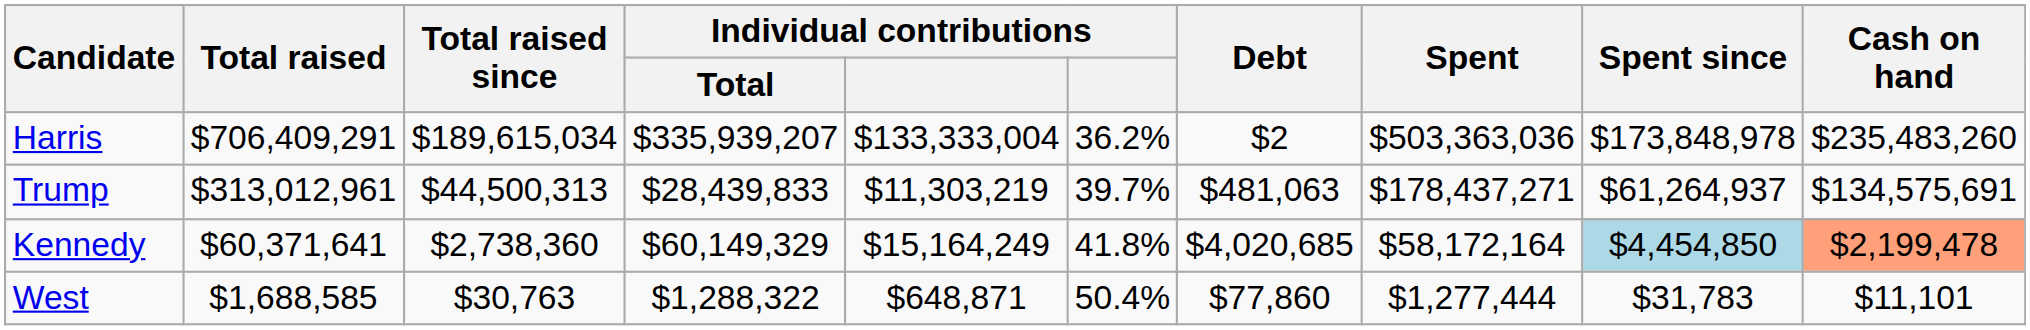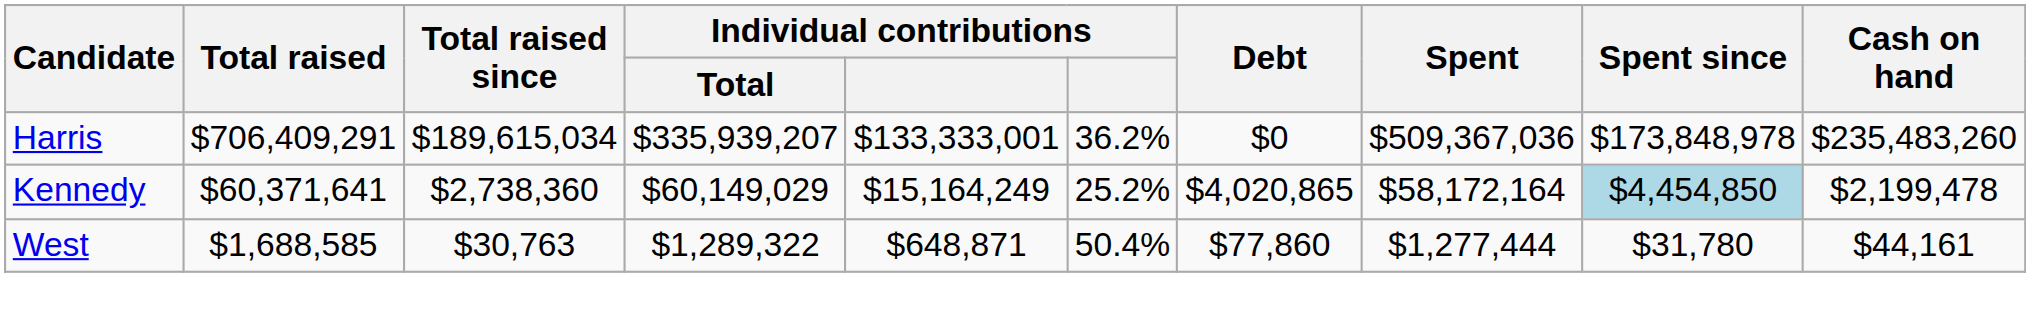(957, 137) $133,333,004 -> (957, 137) $133,333,001
(1270, 137) $2 -> (1270, 137) $0
(1472, 137) $503,363,036 -> (1472, 137) $509,367,036
- row: (61, 191)
(736, 244) $60,149,329 -> (736, 191) $60,149,029
(1122, 244) 41.8% -> (1122, 191) 25.2%
(1270, 244) $4,020,685 -> (1270, 191) $4,020,865
(1914, 244) lightsalmon background -> (1914, 191) no background
(736, 297) $1,288,322 -> (736, 244) $1,289,322
(1693, 297) $31,783 -> (1693, 244) $31,780
(1914, 297) $11,101 -> (1914, 244) $44,161
